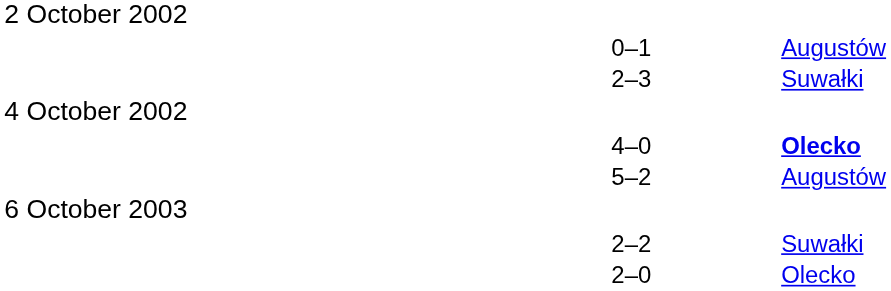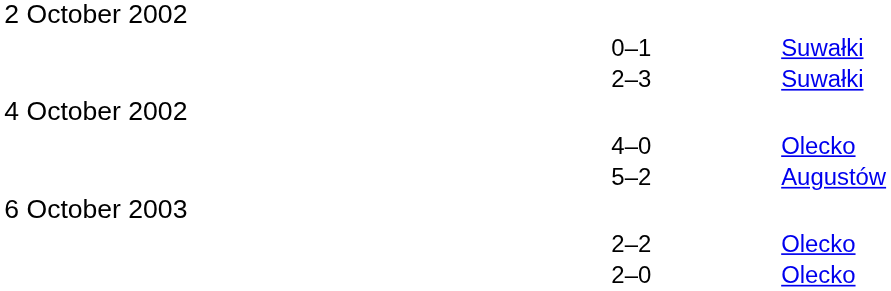(834, 47) Augustów -> (822, 47) Suwałki
(821, 145) bold -> (818, 145) normal
(822, 243) Suwałki -> (818, 243) Olecko
